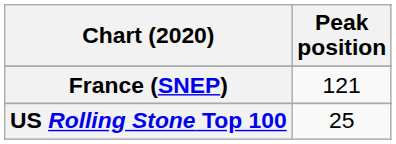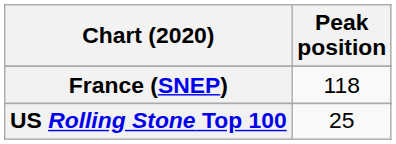(342, 84) 121 -> (342, 84) 118
